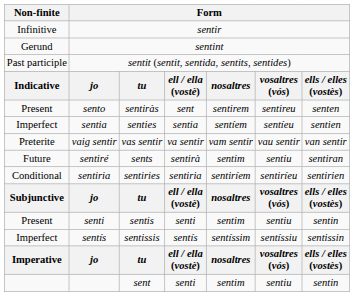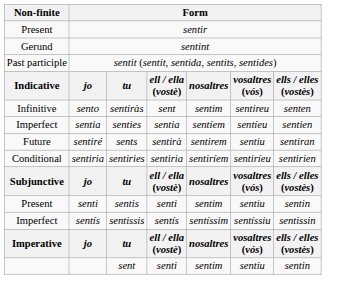(37, 29) Infinitive -> (37, 29) Present
(37, 108) Present -> (37, 108) Infinitive
(231, 108) sentirem -> (209, 108) sentim
- row: (94, 141)
(231, 158) sentim -> (209, 141) sentirem
